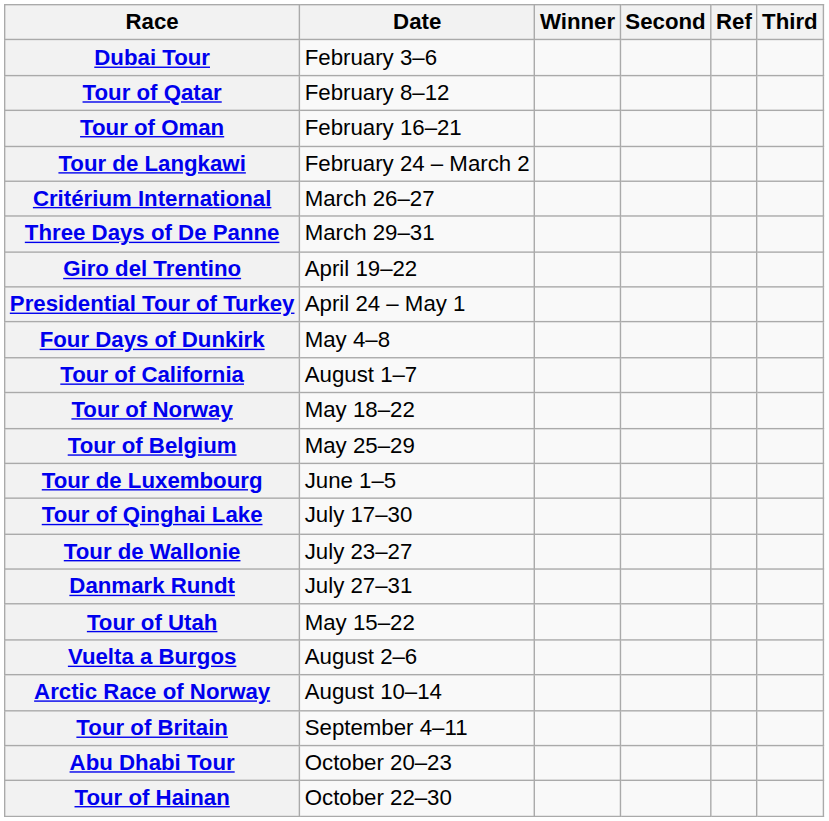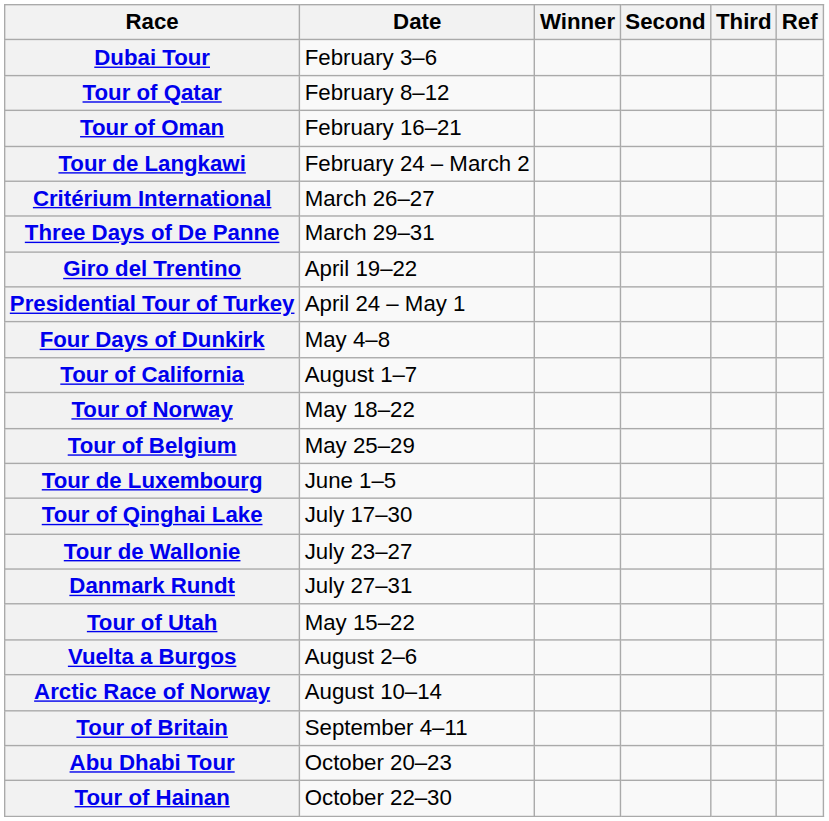columns swapped: (790, 22) <-> (734, 22)
